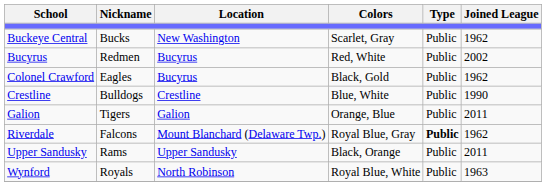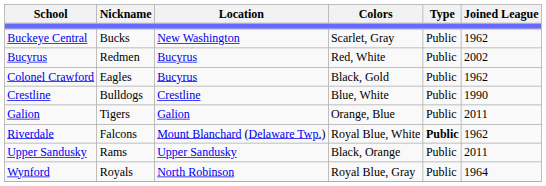(373, 133) Royal Blue, Gray -> (376, 133) Royal Blue, White
(376, 171) Royal Blue, White -> (373, 171) Royal Blue, Gray
(476, 171) 1963 -> (476, 171) 1964
